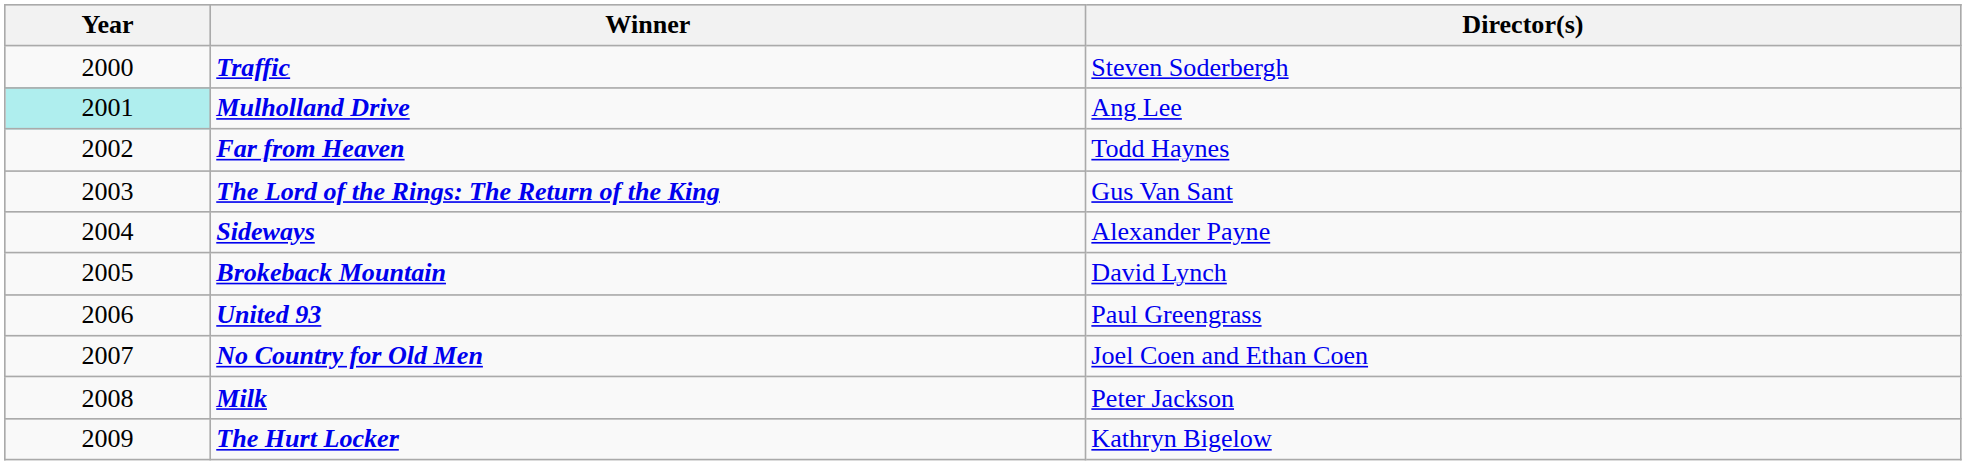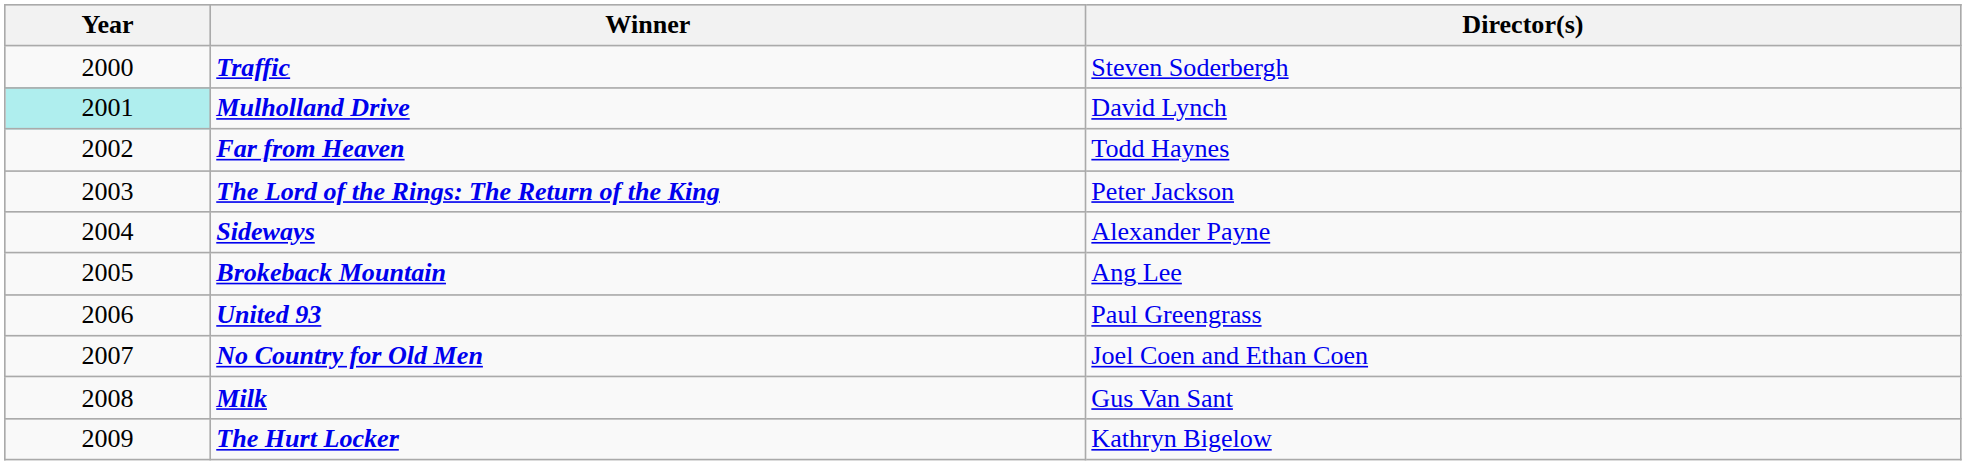(1137, 107) Ang Lee -> (1159, 107) David Lynch
(1162, 190) Gus Van Sant -> (1163, 190) Peter Jackson
(1159, 273) David Lynch -> (1137, 273) Ang Lee
(1163, 397) Peter Jackson -> (1162, 397) Gus Van Sant
